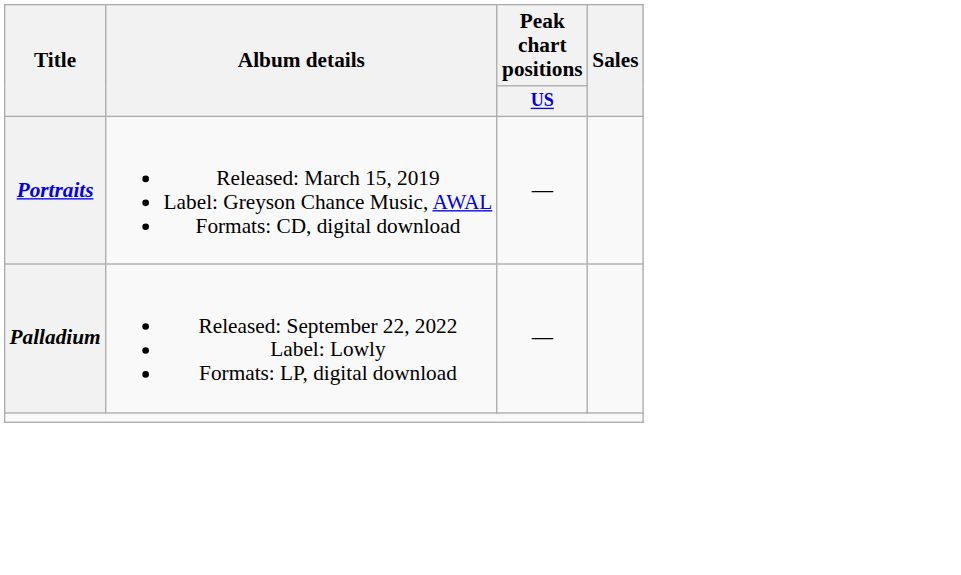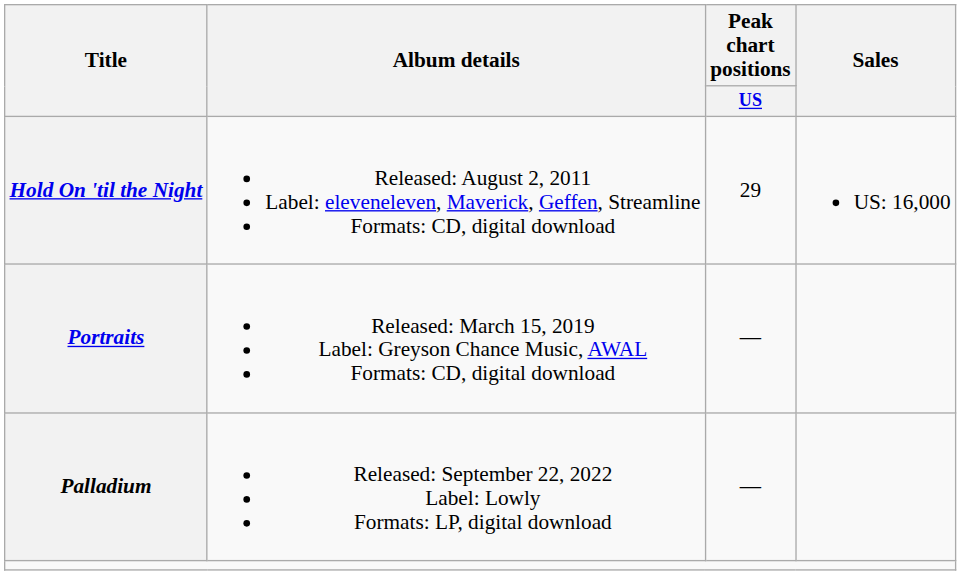+ row: (106, 190)
